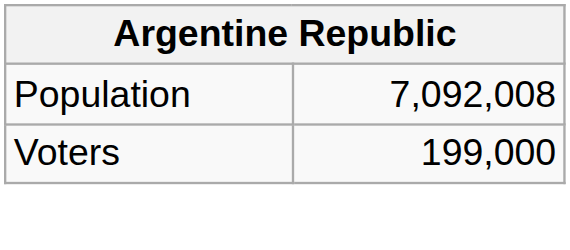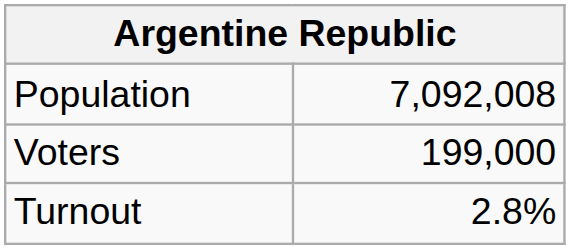+ row: (78, 212)
